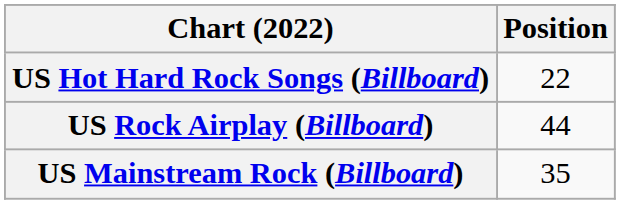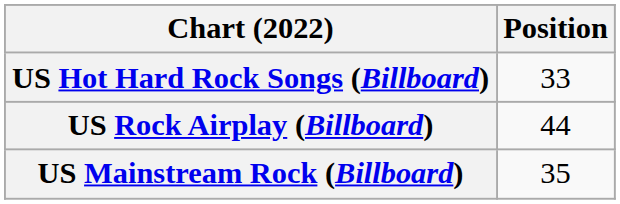(556, 76) 22 -> (556, 76) 33
